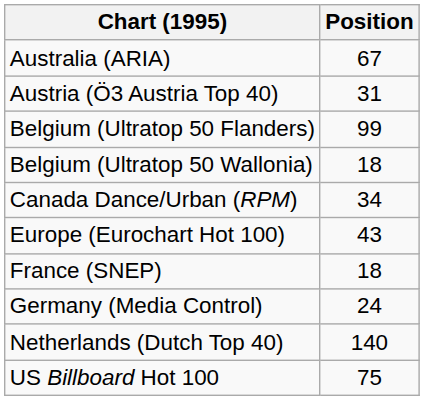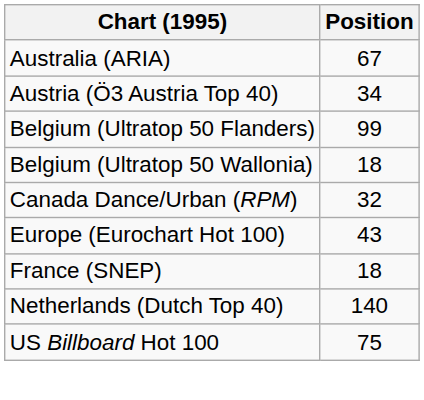(369, 93) 31 -> (369, 93) 34
(369, 199) 34 -> (369, 199) 32
- row: (136, 306)
